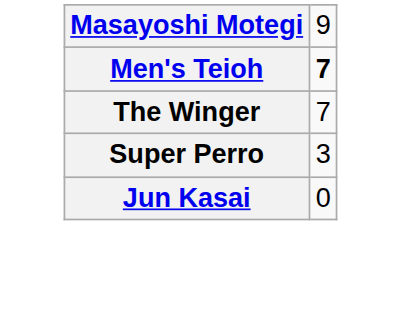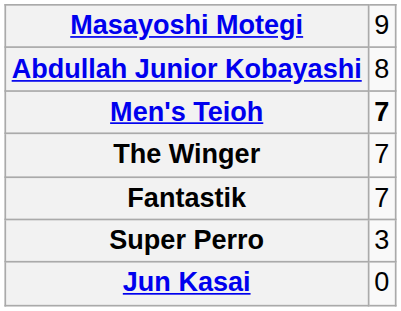+ row: (187, 68)
+ row: (187, 197)
